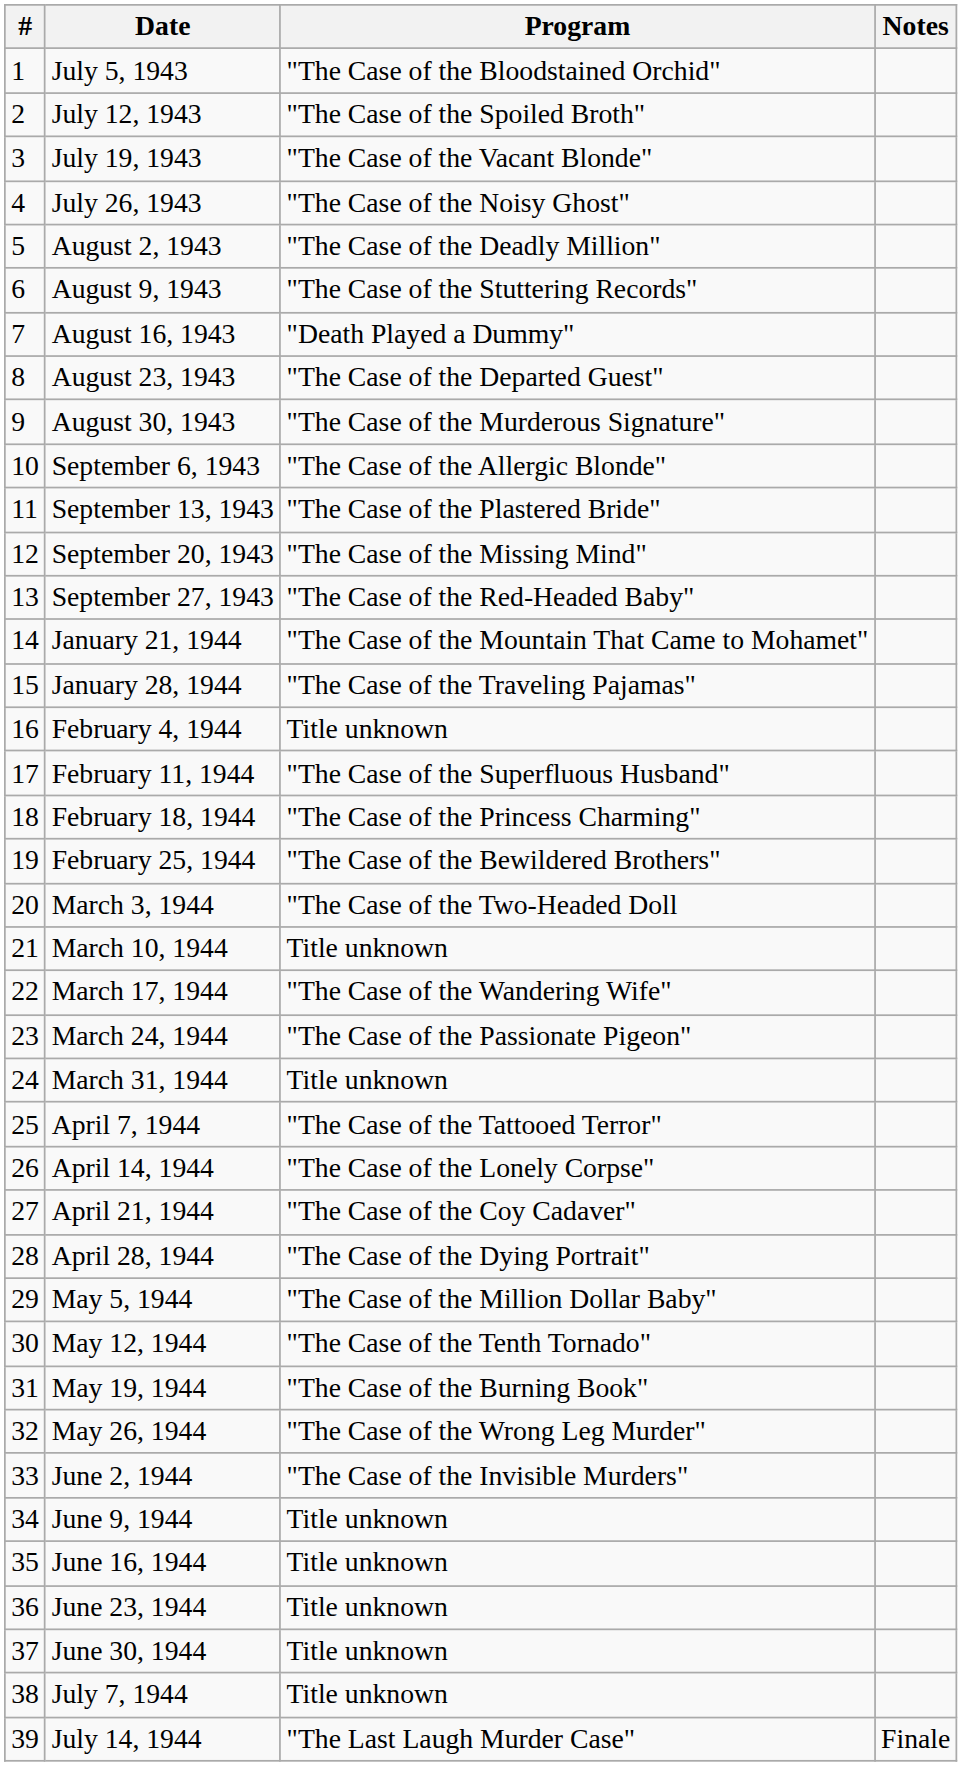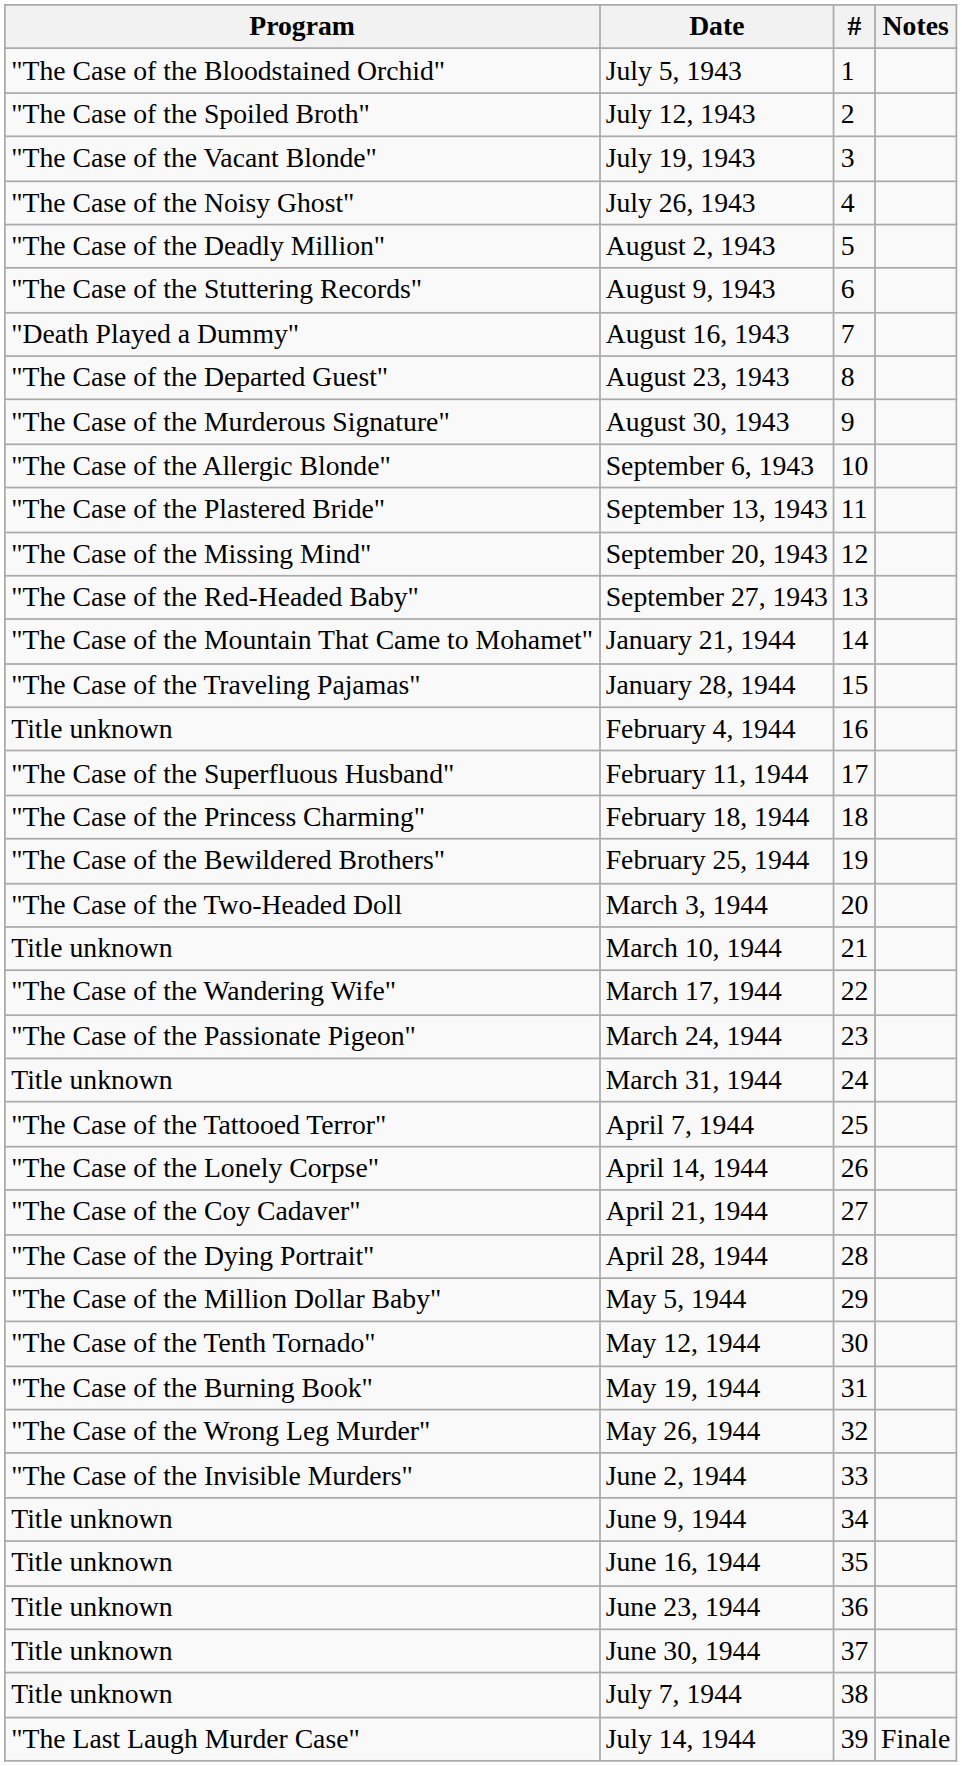columns swapped: (25, 26) <-> (577, 26)
